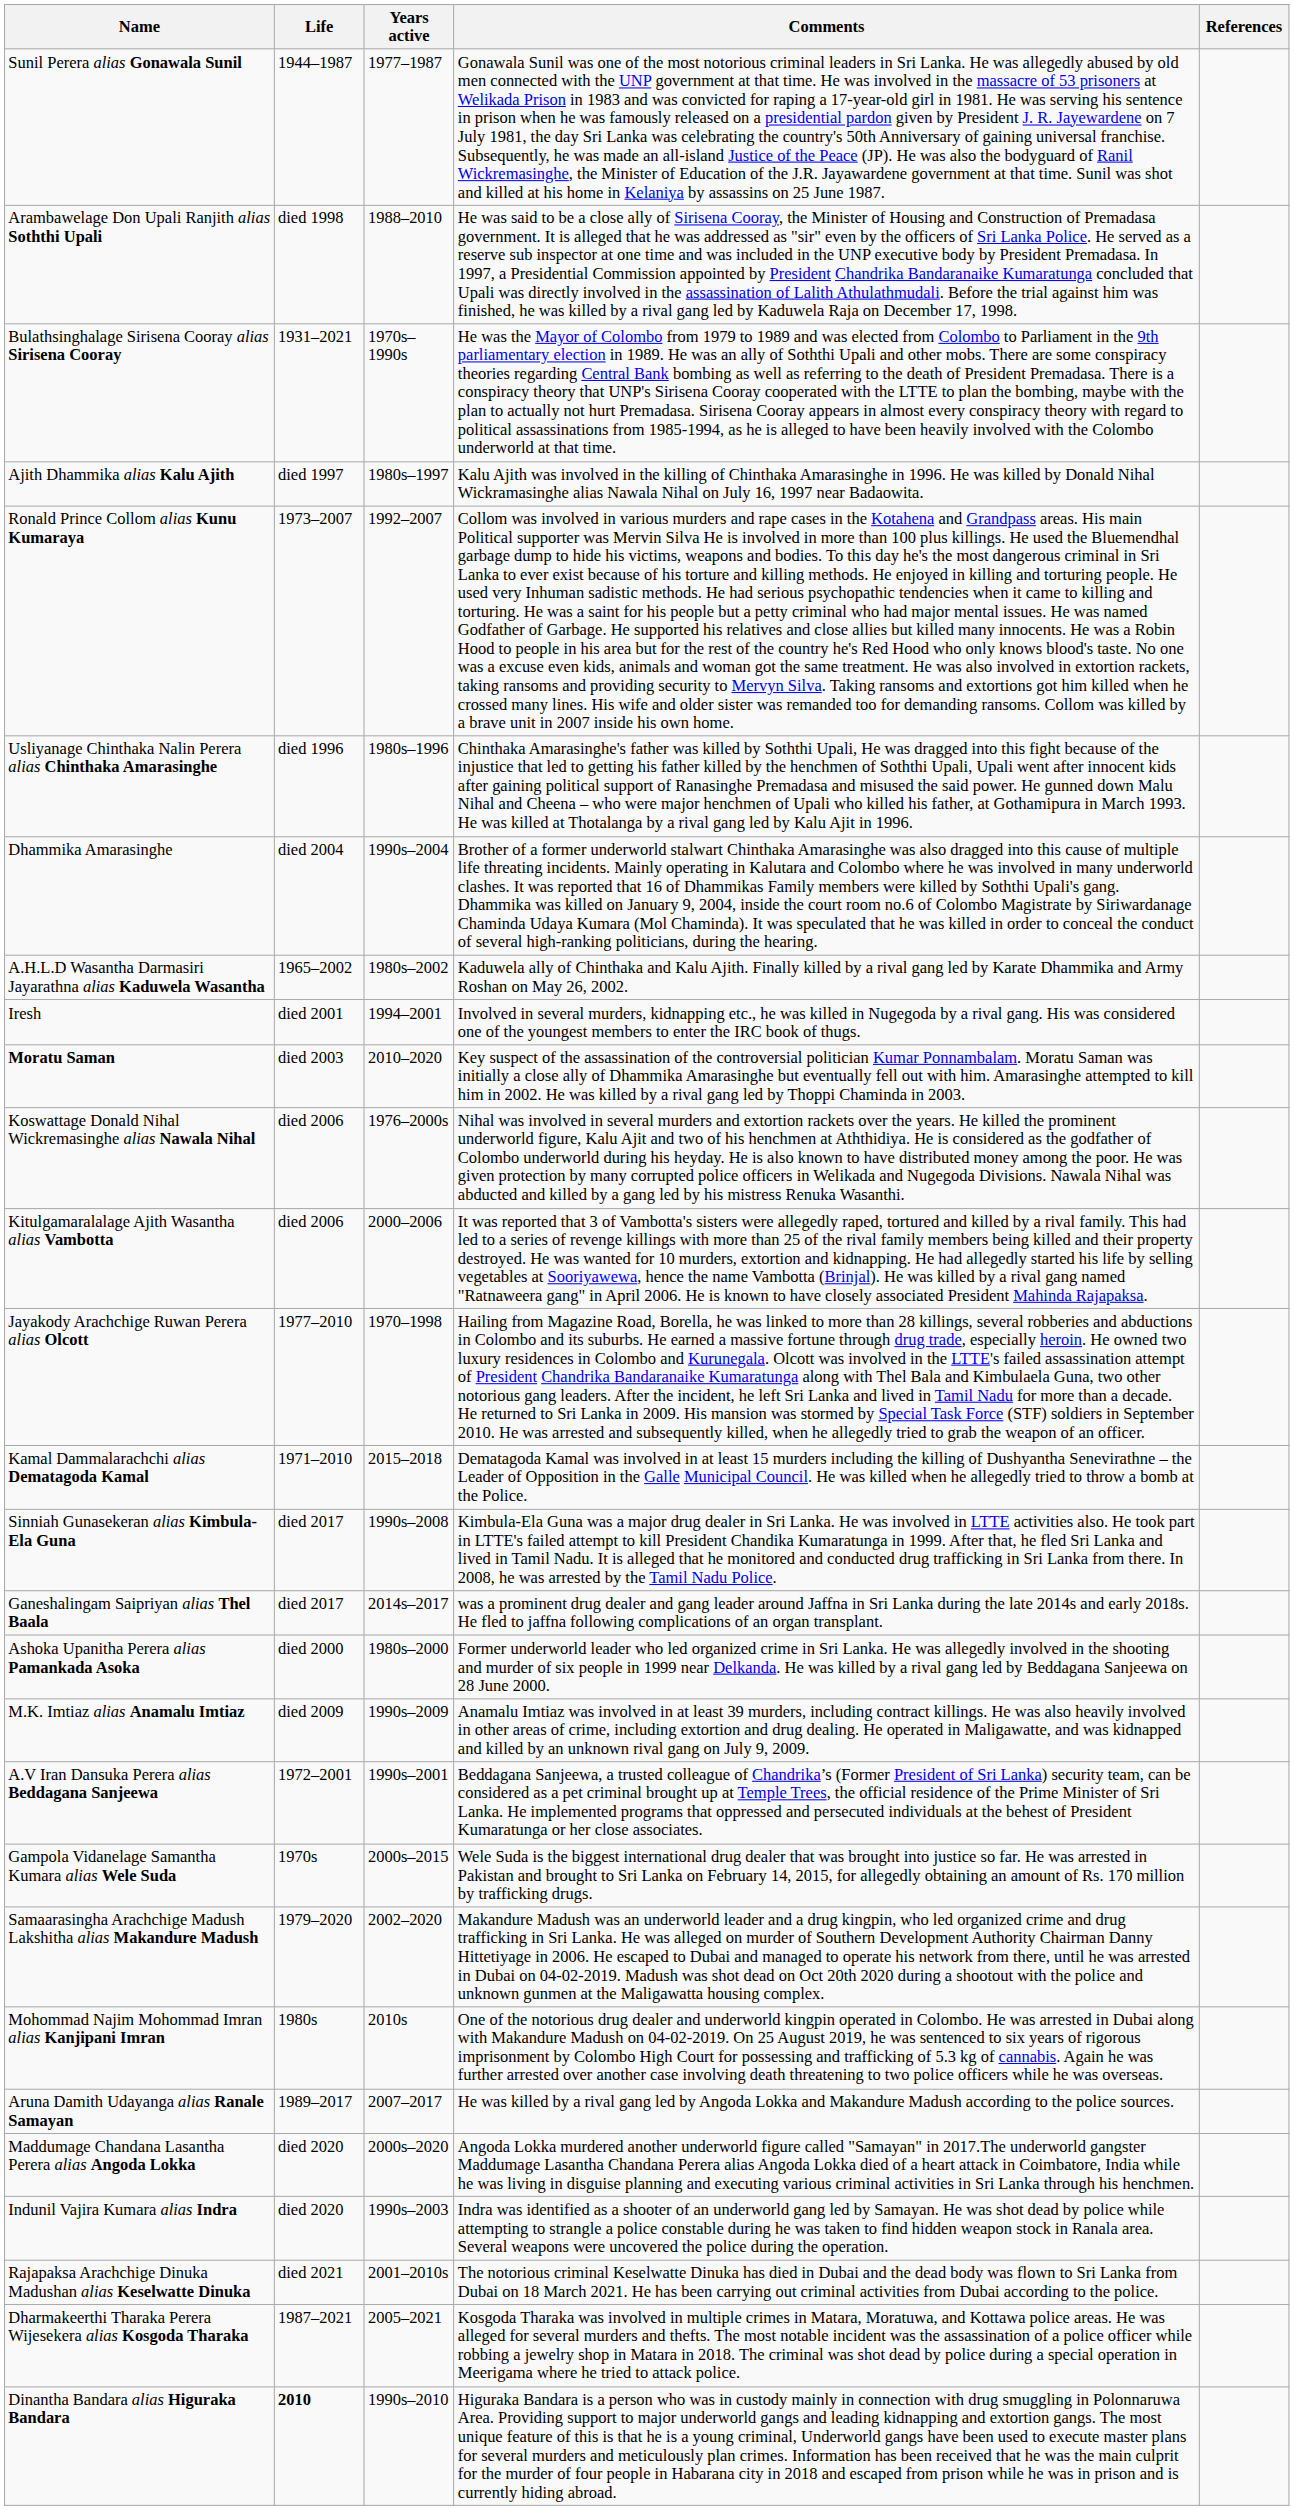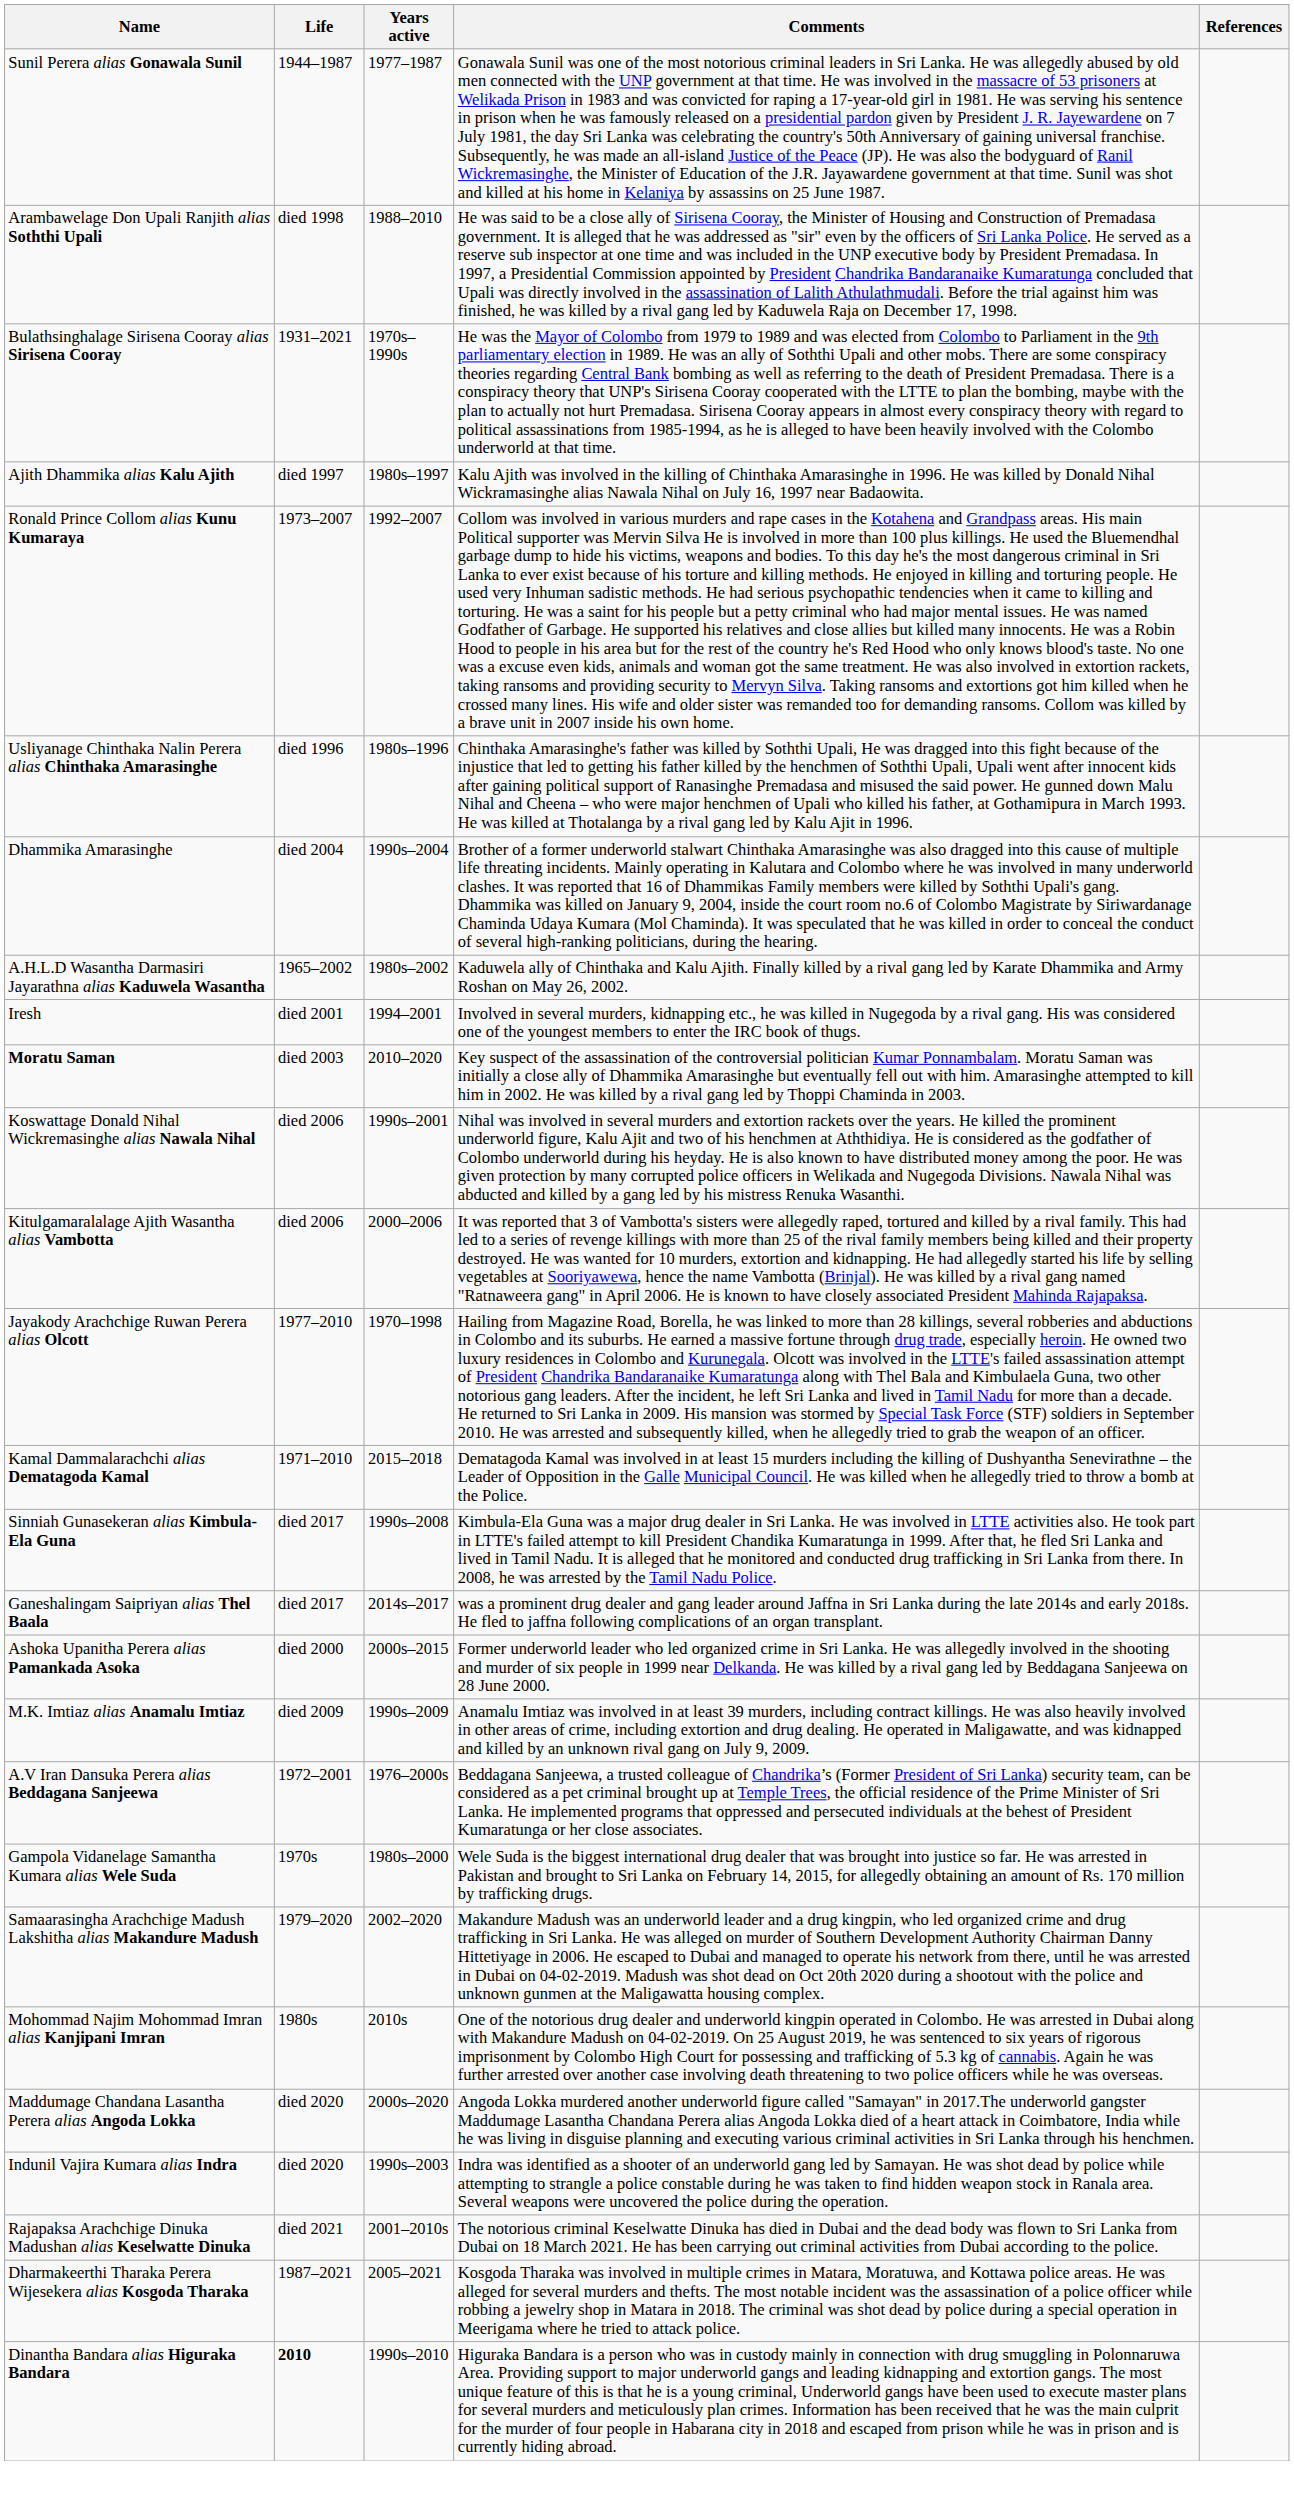(408, 1120) 1976–2000s -> (408, 1120) 1990s–2001
(408, 1648) 1980s–2000 -> (408, 1648) 2000s–2015
(408, 1774) 1990s–2001 -> (408, 1774) 1976–2000s
(408, 1856) 2000s–2015 -> (408, 1856) 1980s–2000
- row: (136, 2111)
